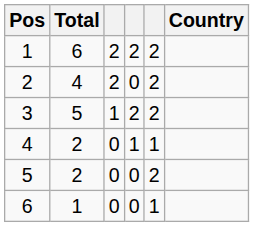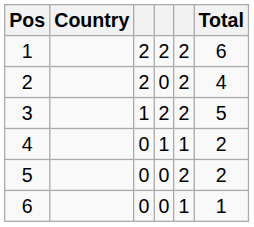columns swapped: (206, 20) <-> (77, 20)
